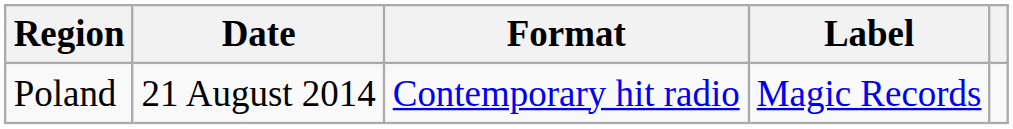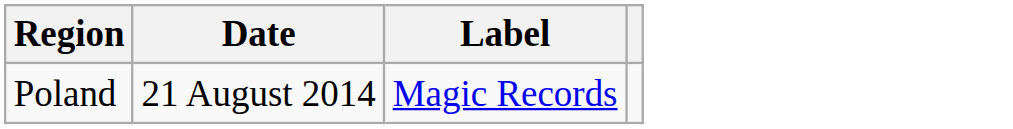- column: (566, 33)
